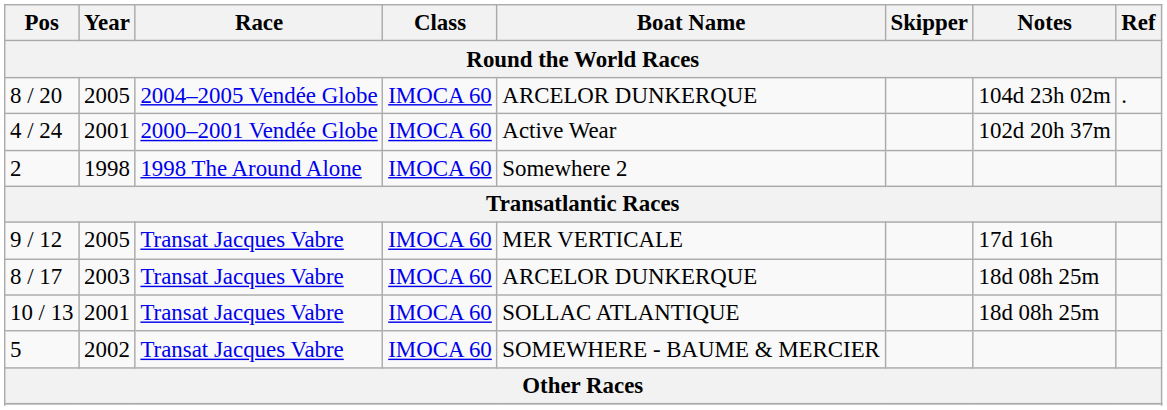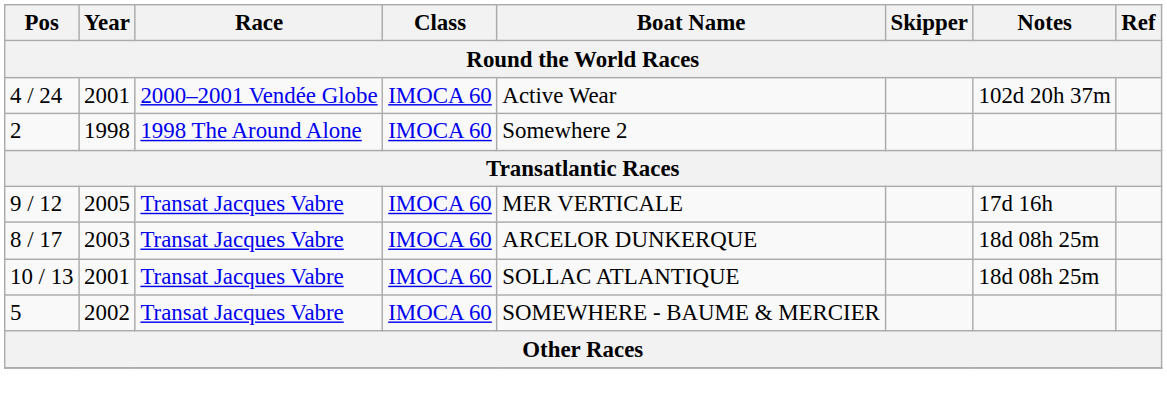- row: (36, 95)
